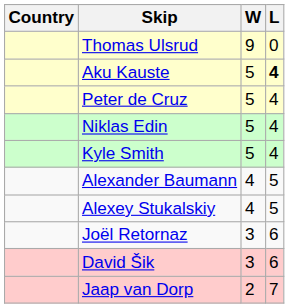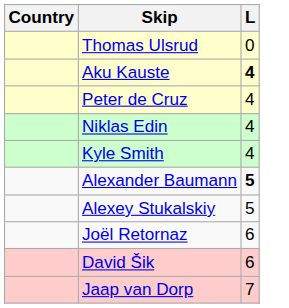- column: (253, 18)
(274, 180) normal -> (250, 180) bold
